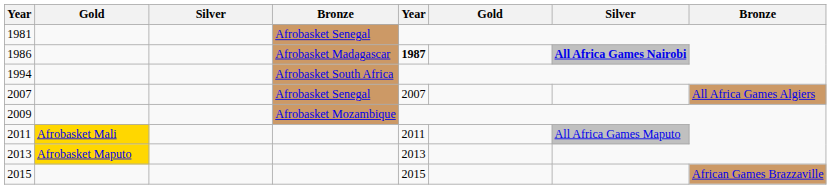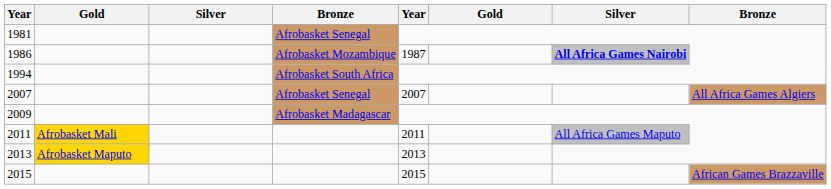(333, 54) Afrobasket Madagascar -> (335, 54) Afrobasket Mozambique
(414, 54) bold -> (414, 54) normal
(335, 114) Afrobasket Mozambique -> (333, 114) Afrobasket Madagascar
